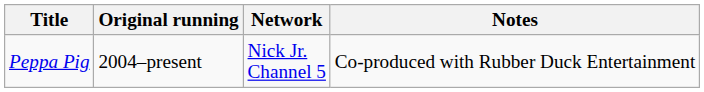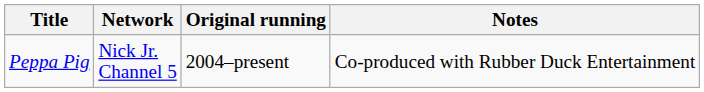columns swapped: (287, 19) <-> (169, 19)
